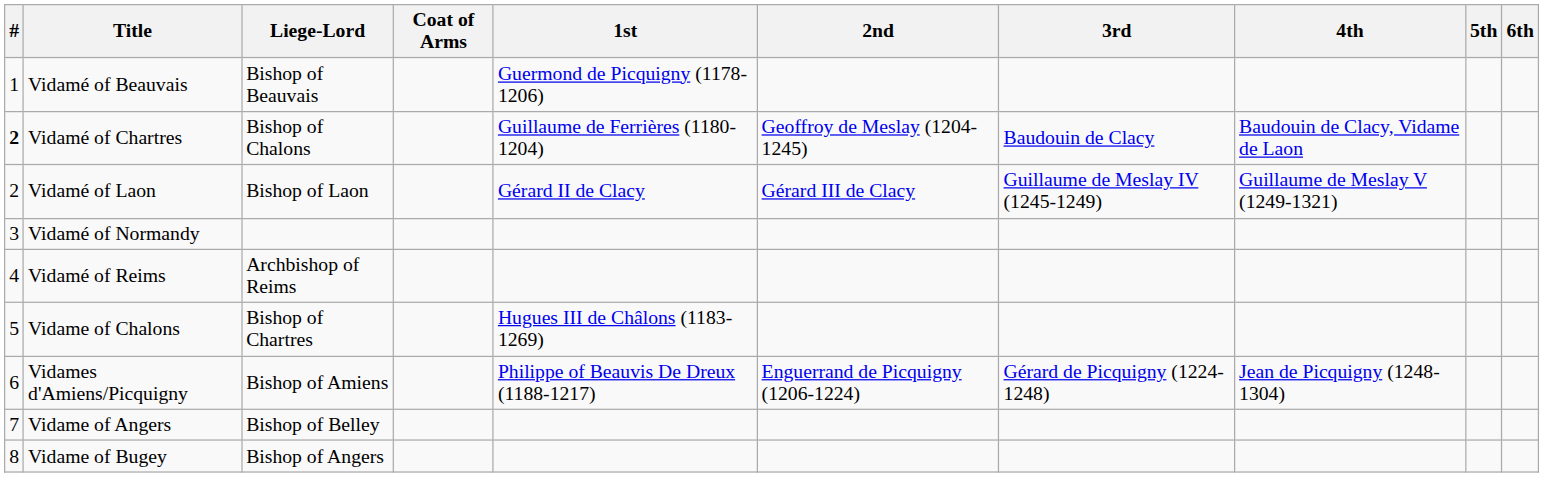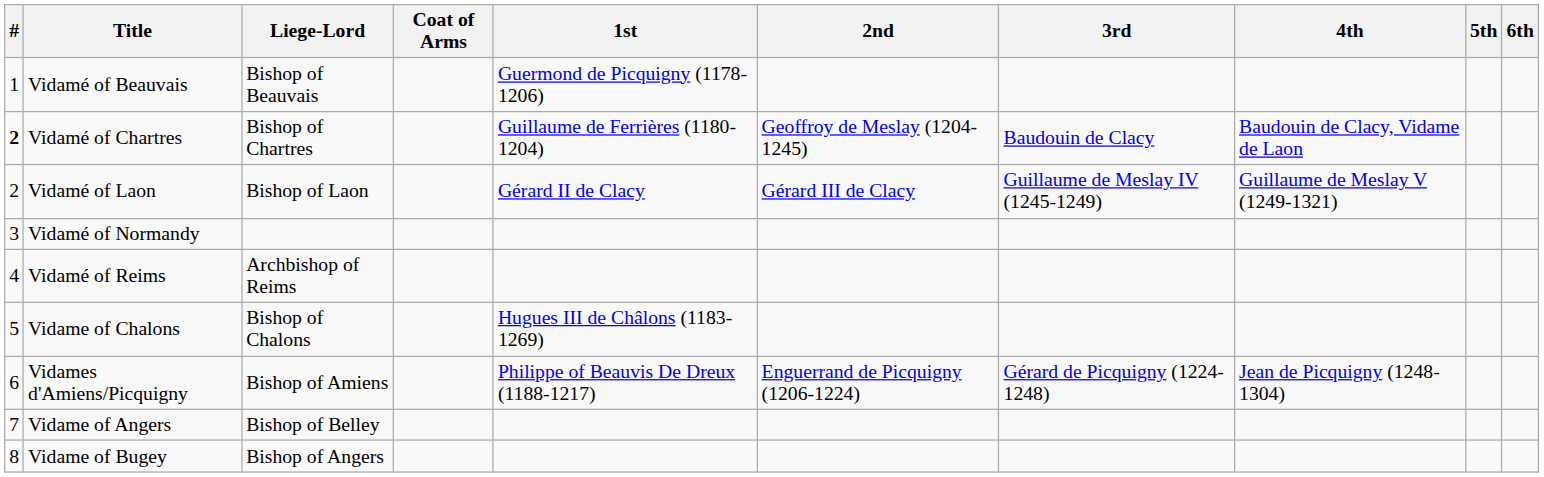(285, 137) Bishop of Chalons -> (285, 137) Bishop of Chartres
(285, 329) Bishop of Chartres -> (285, 329) Bishop of Chalons
